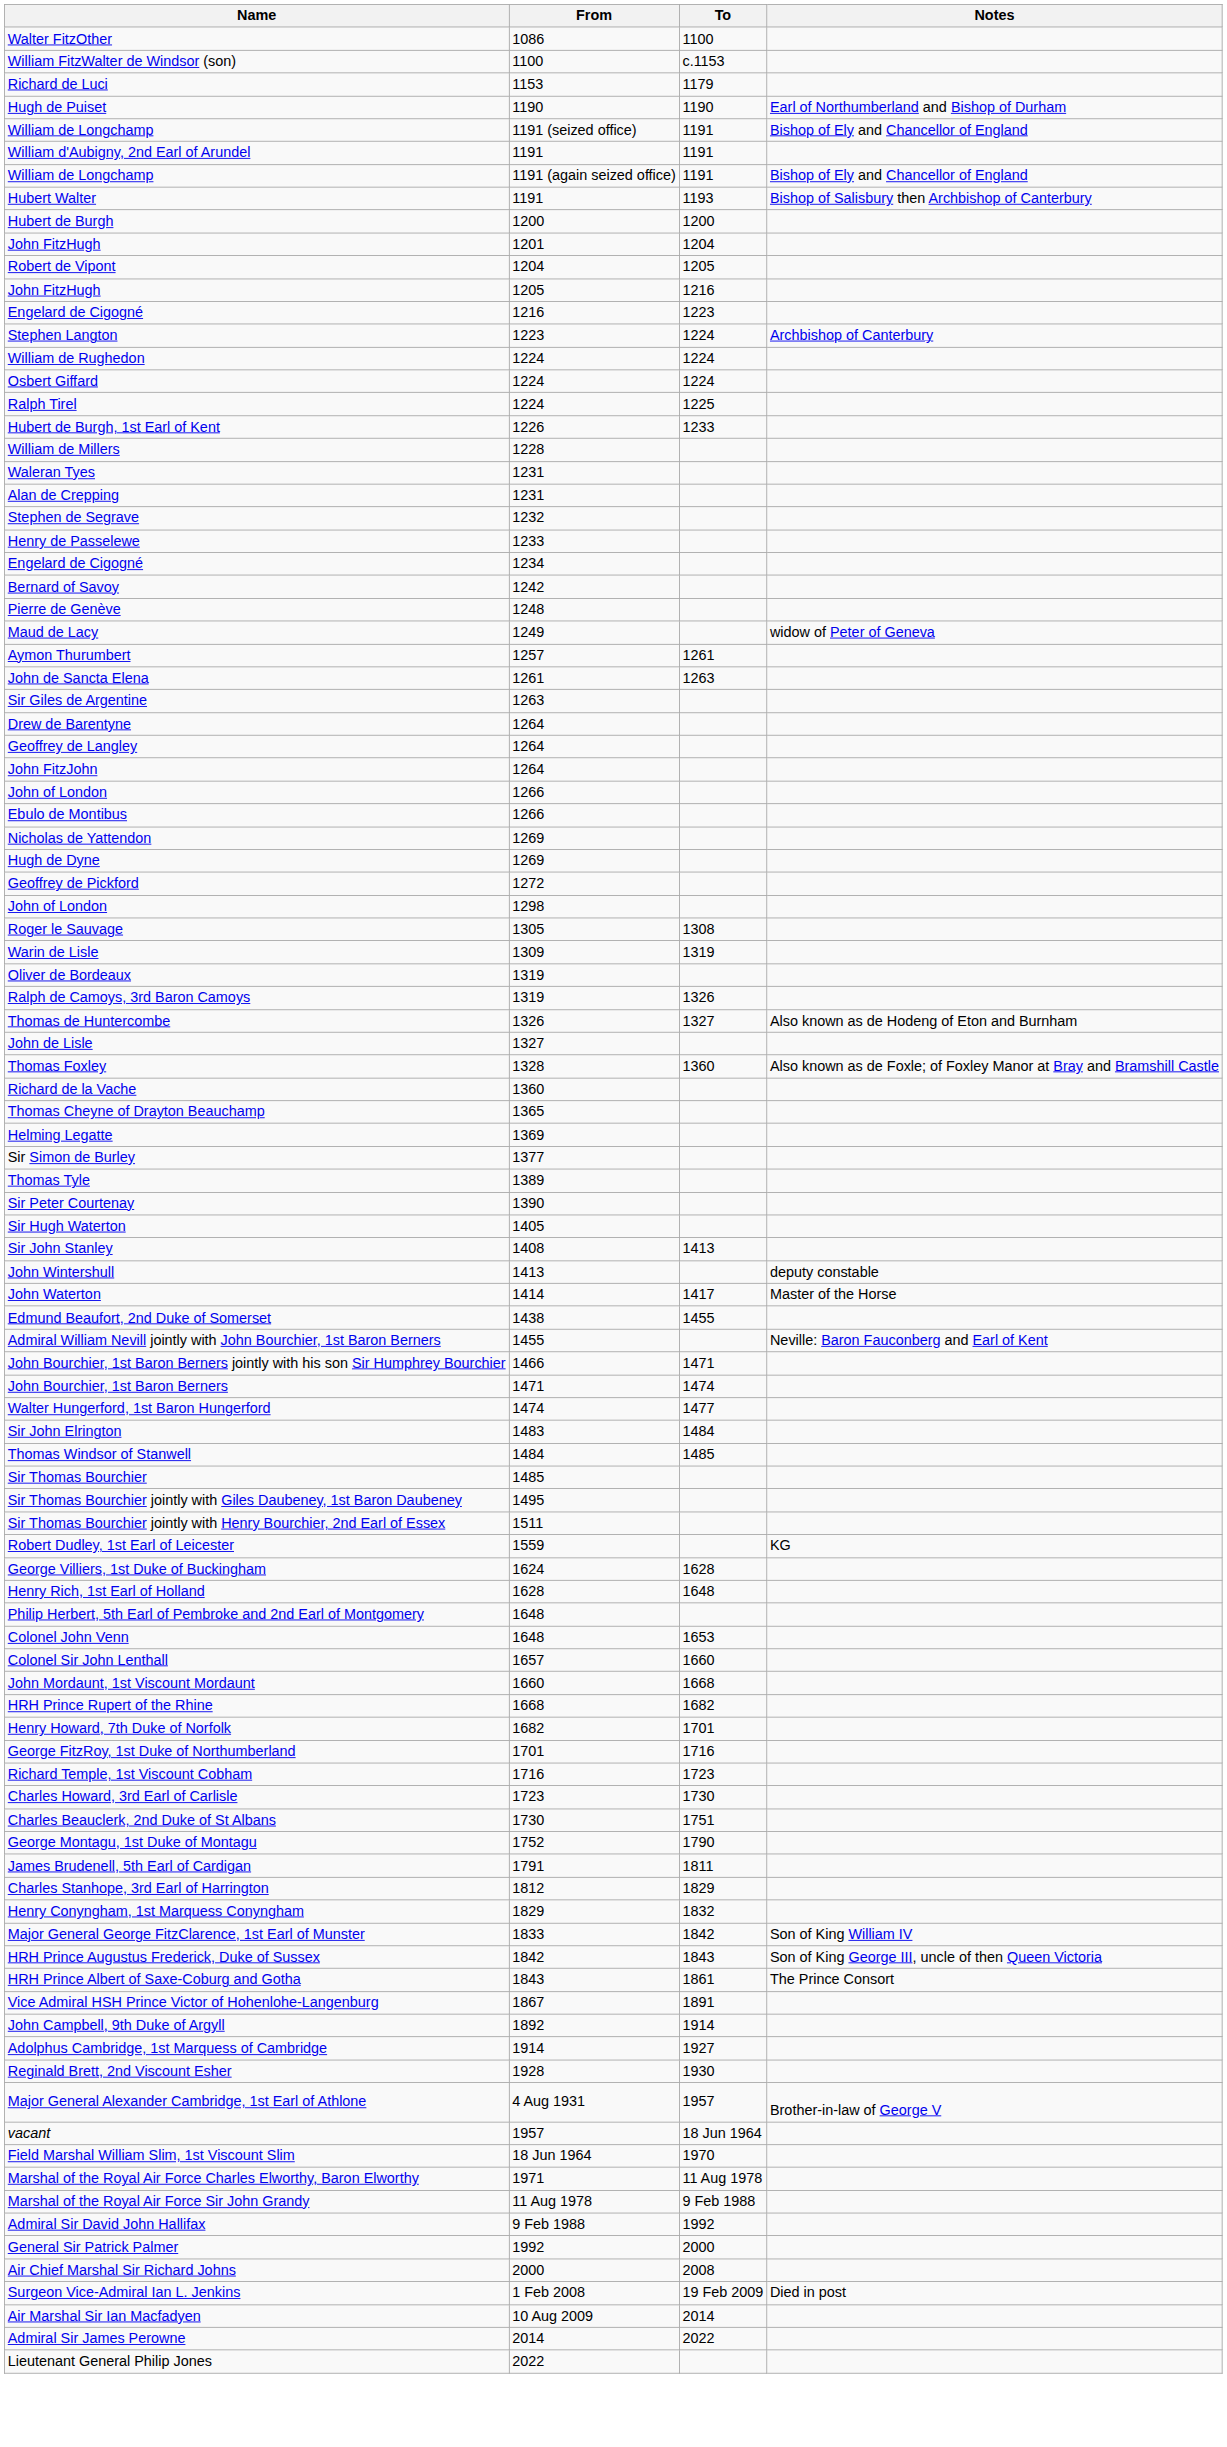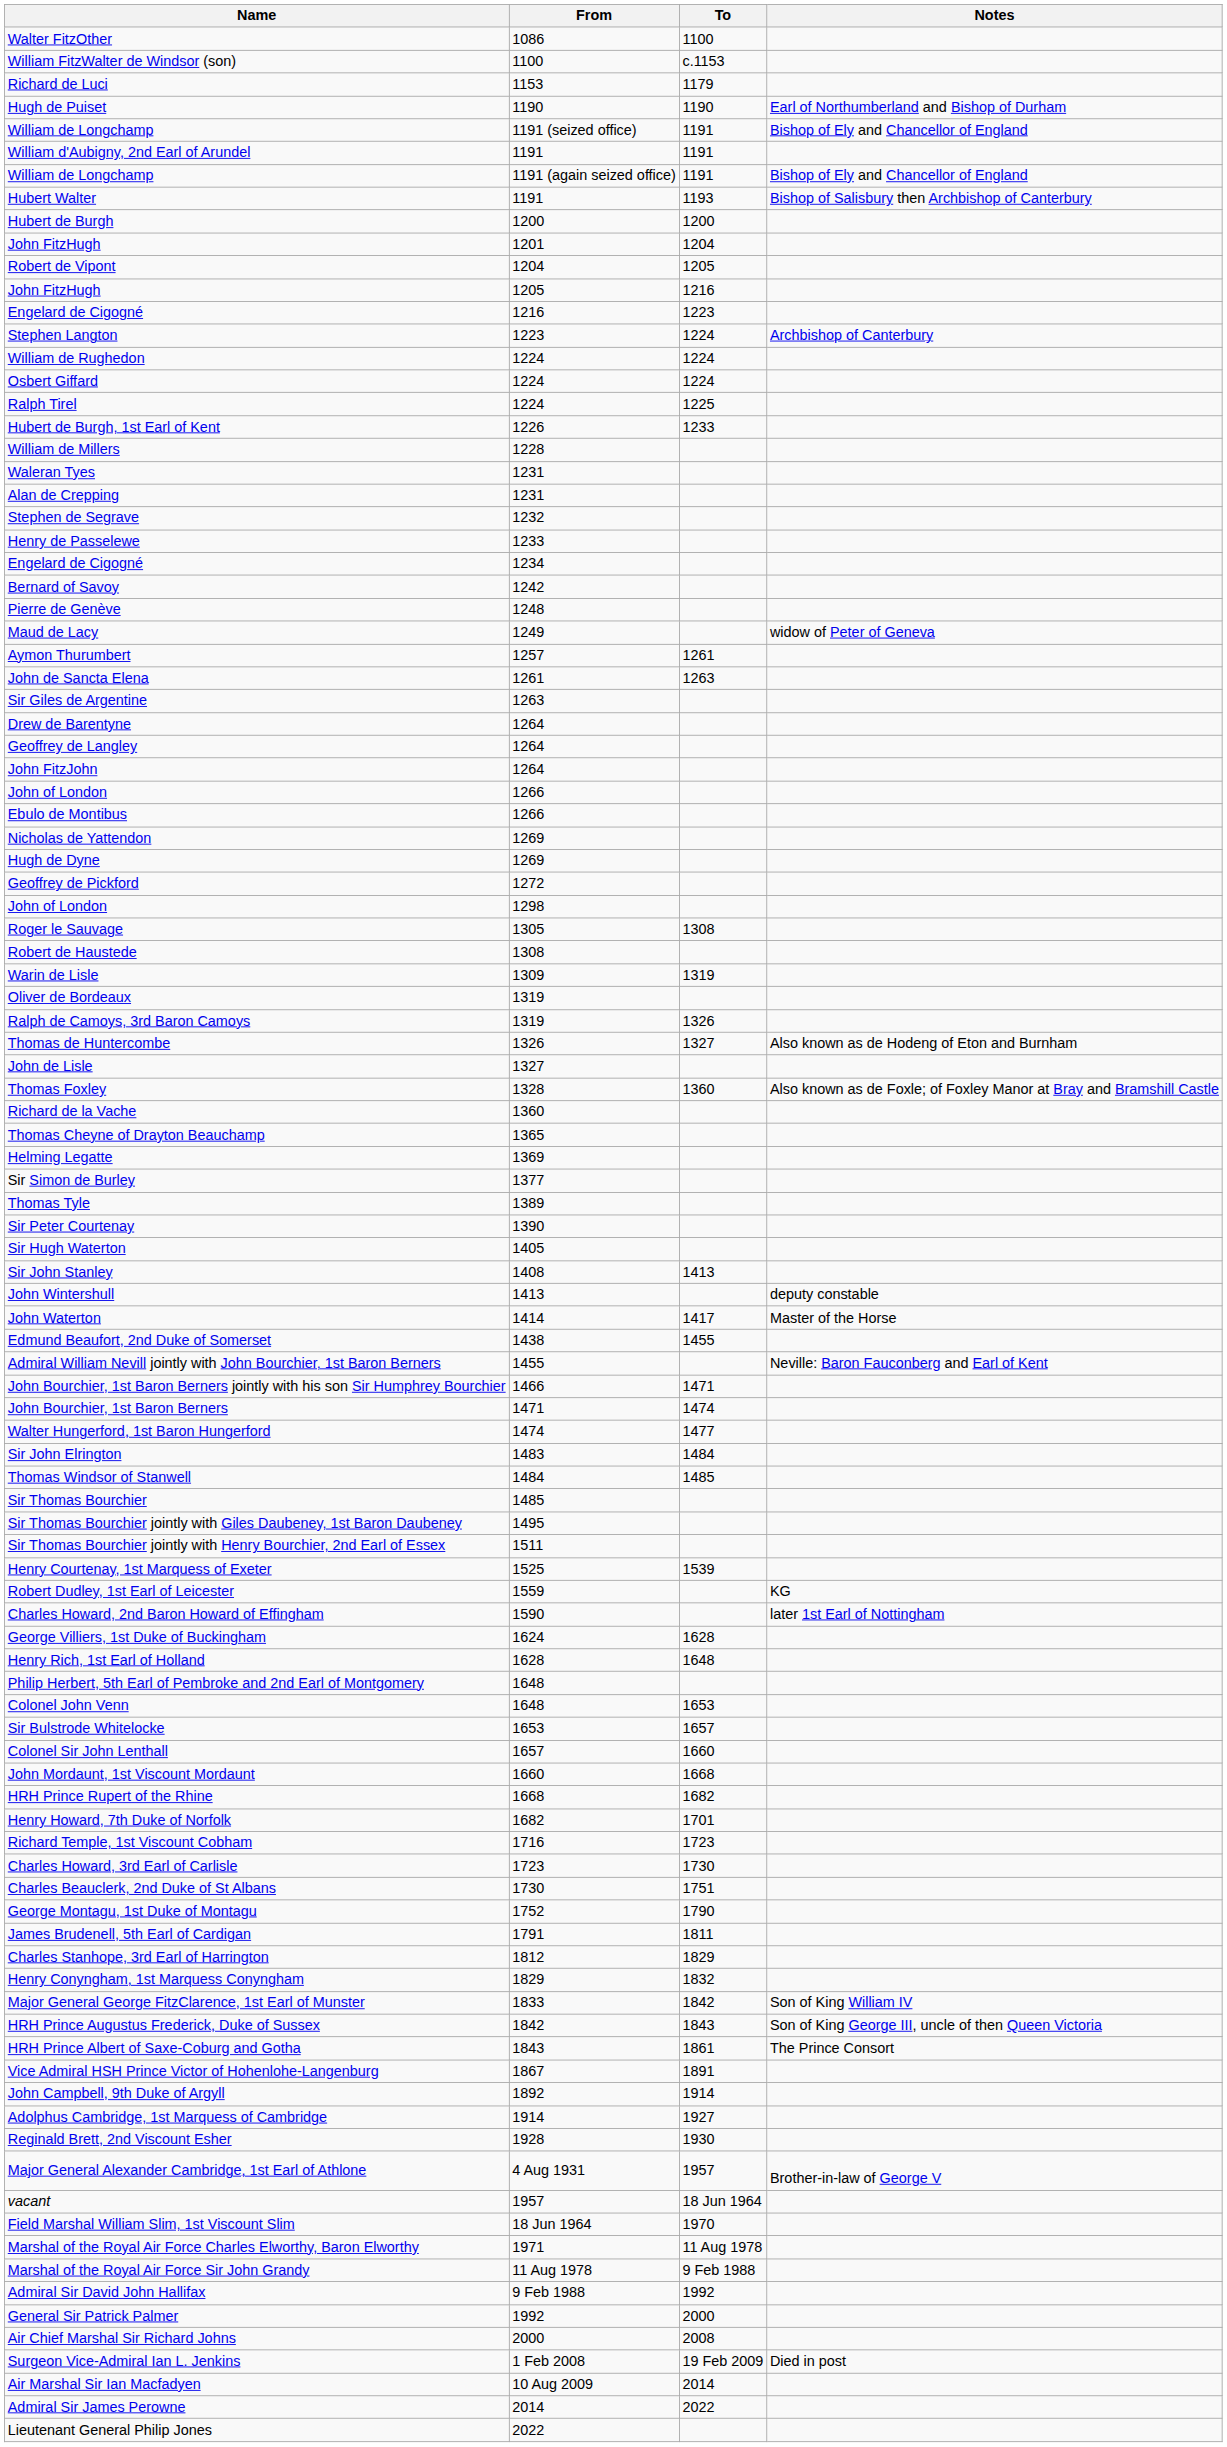+ row: (72, 952)
+ row: (140, 1568)
+ row: (166, 1614)
+ row: (86, 1728)
- row: (152, 1751)
